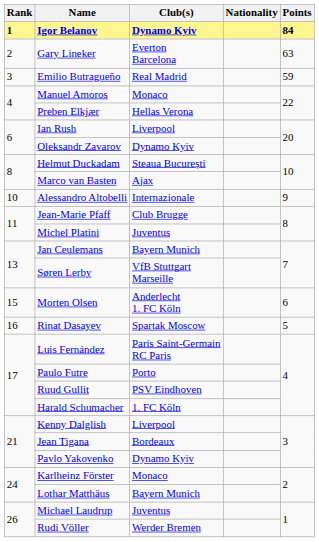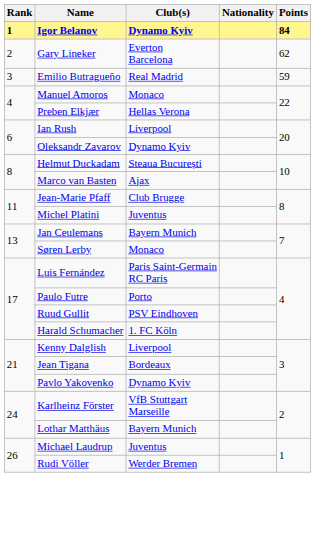(288, 53) 63 -> (284, 53) 62
- row: (82, 197)
(161, 273) VfB Stuttgart Marseille -> (146, 249) Monaco
- row: (67, 302)
- row: (69, 325)
(150, 476) Monaco -> (158, 406) VfB Stuttgart Marseille
